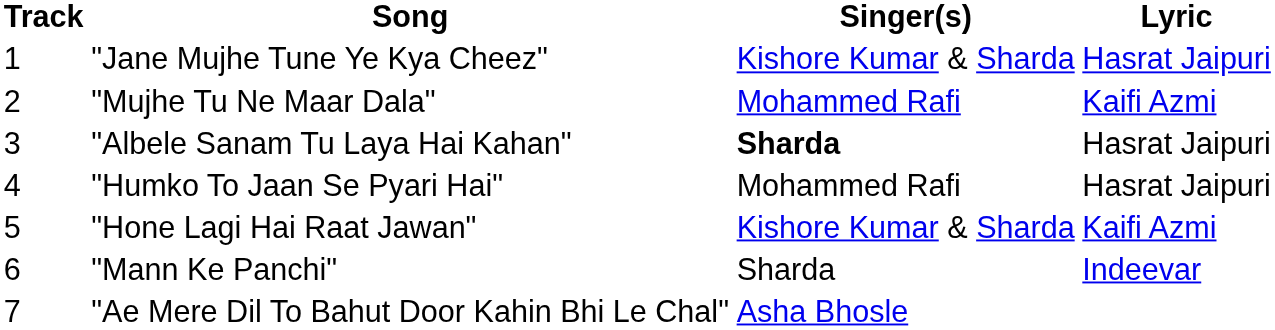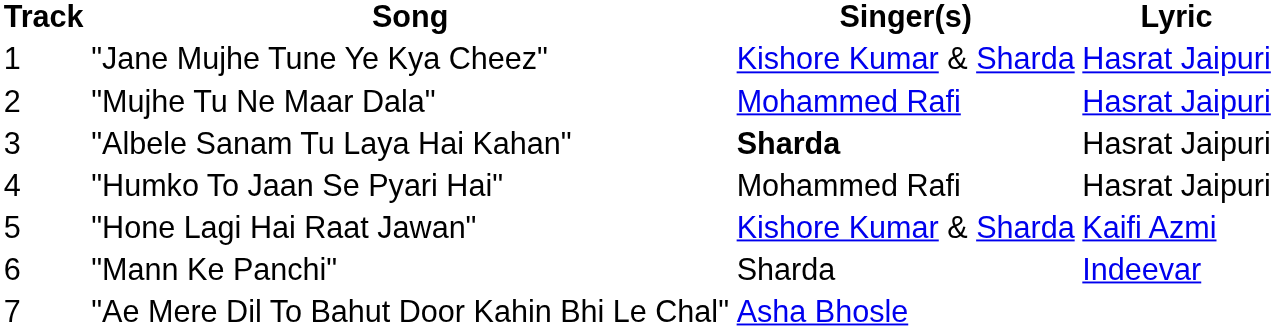(1149, 101) Kaifi Azmi -> (1177, 101) Hasrat Jaipuri
